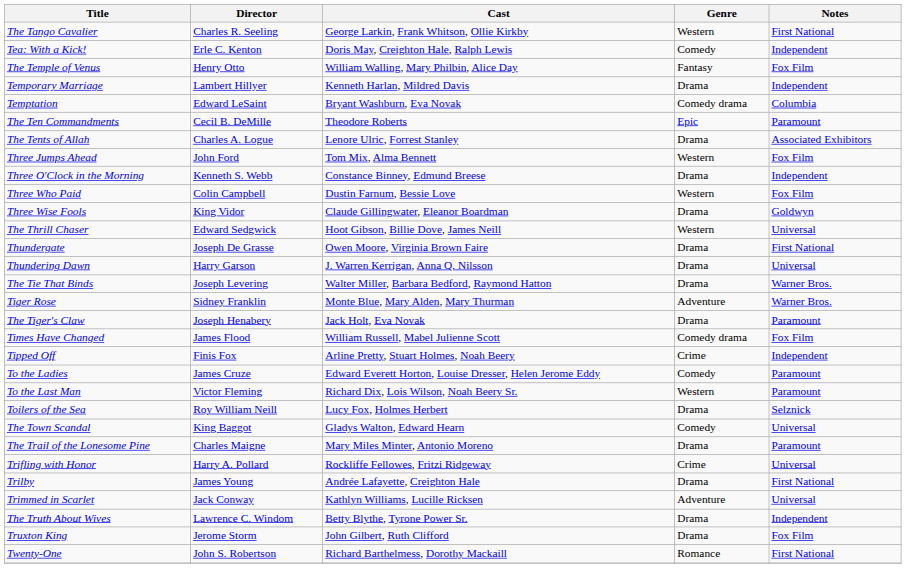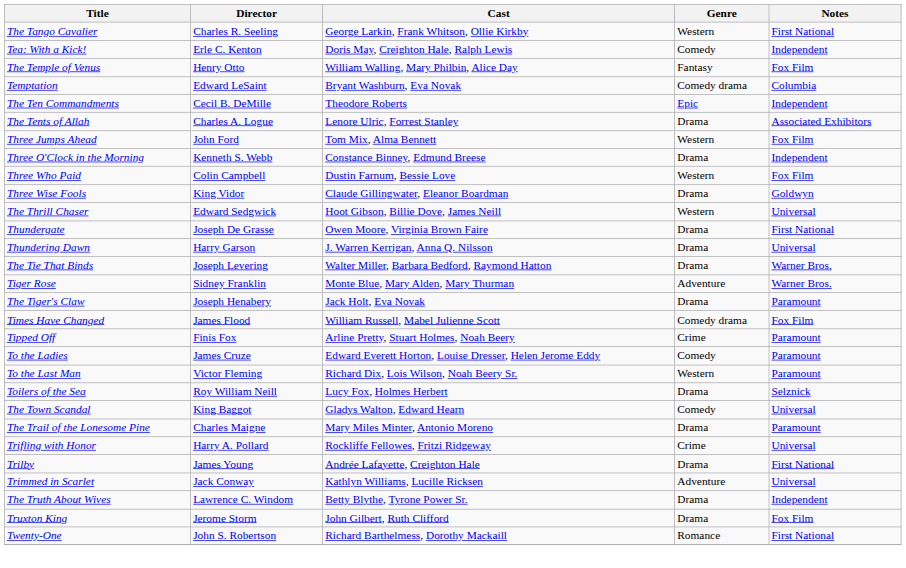- row: (55, 85)
(796, 121) Paramount -> (800, 103) Independent
(800, 355) Independent -> (796, 337) Paramount
